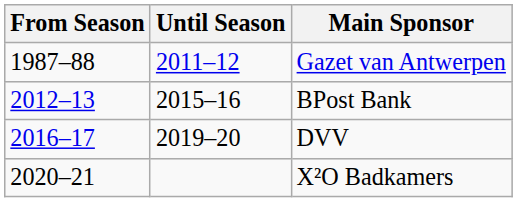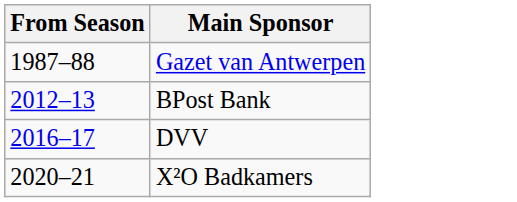- column: (221, 23)
